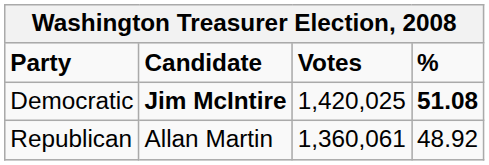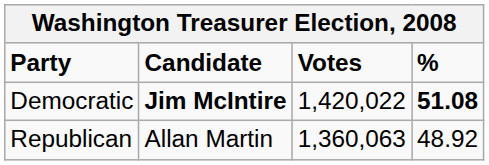(352, 100) 1,420,025 -> (352, 100) 1,420,022
(352, 139) 1,360,061 -> (352, 139) 1,360,063
